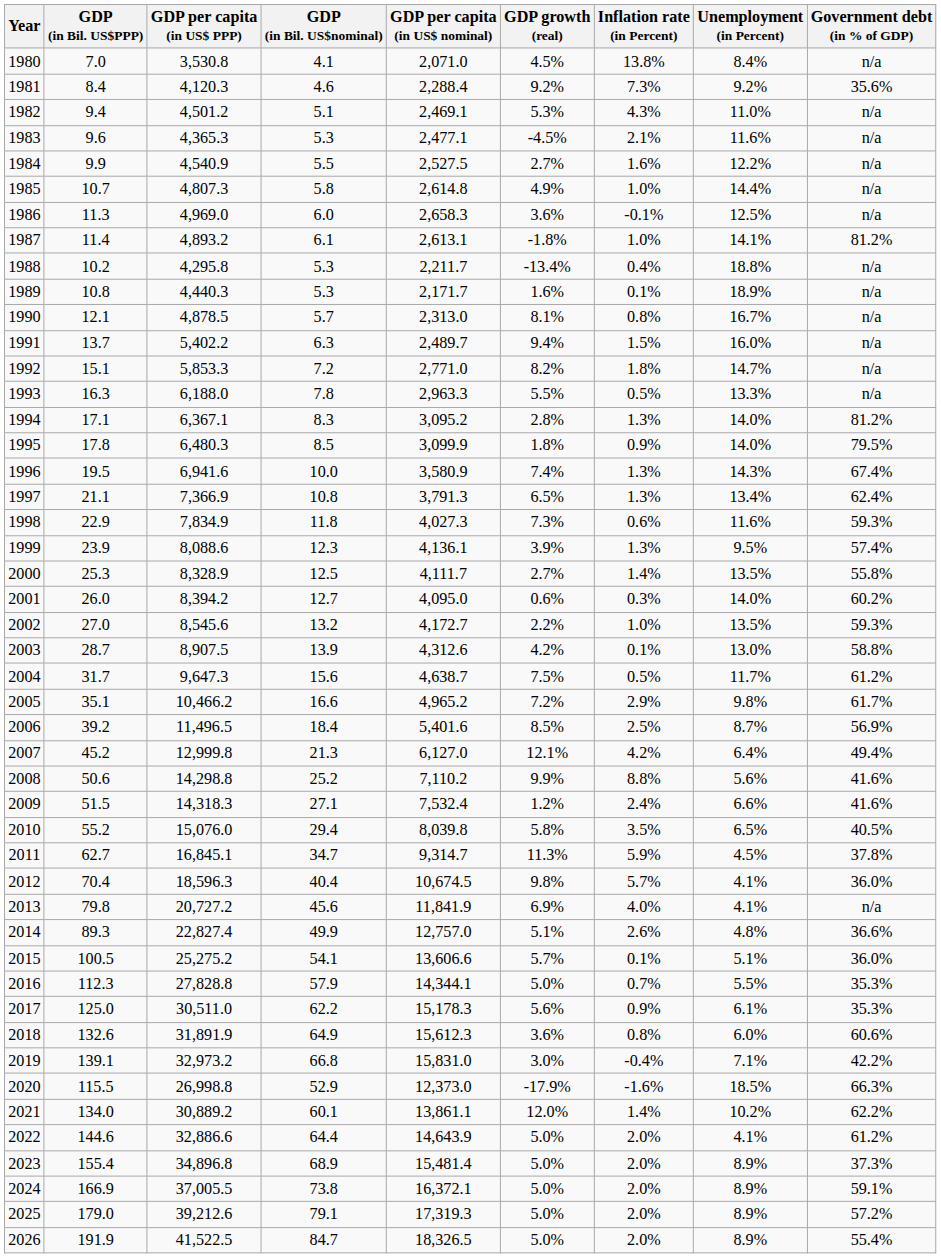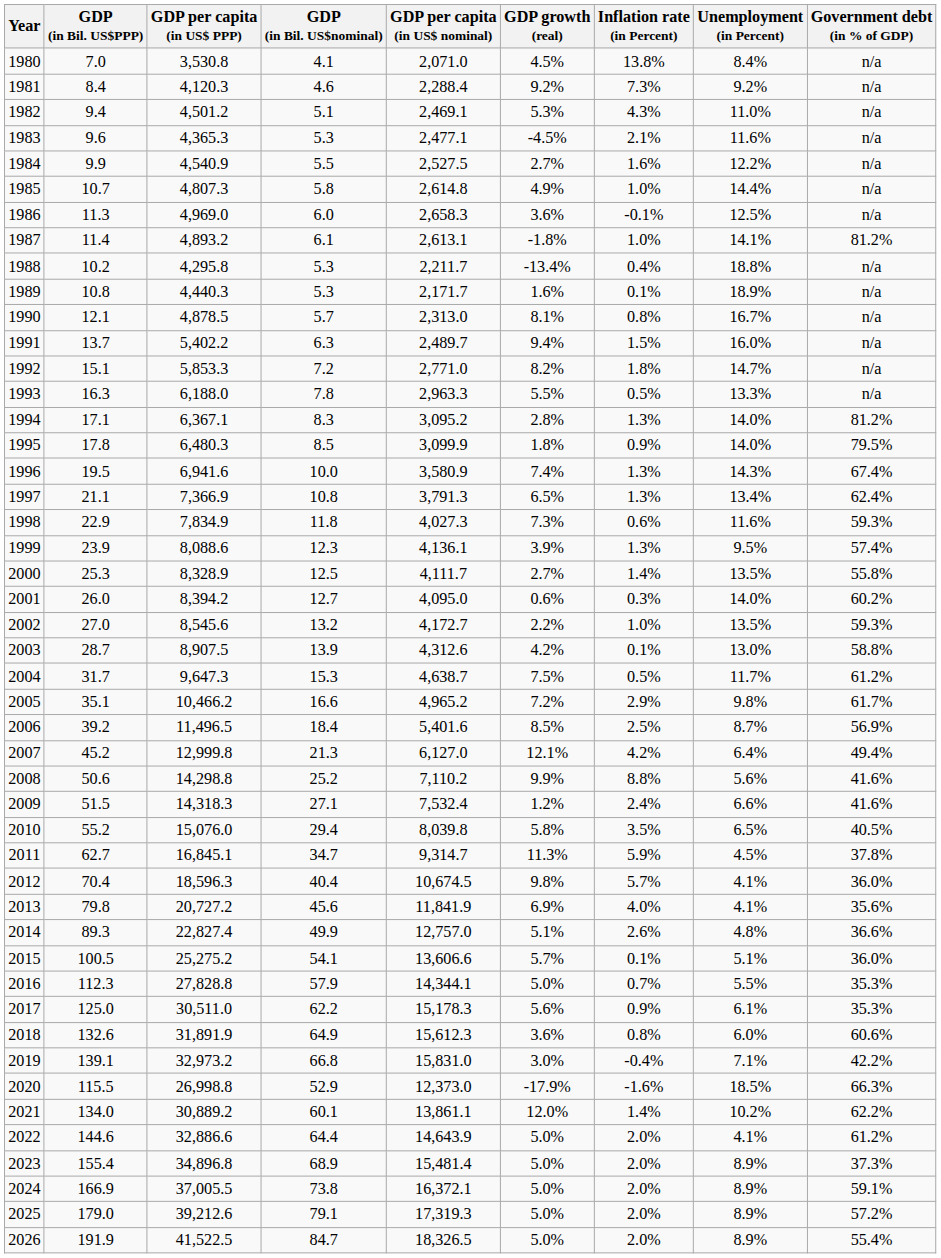(872, 86) 35.6% -> (872, 86) n/a
(324, 676) 15.6 -> (324, 676) 15.3
(872, 906) n/a -> (872, 906) 35.6%
